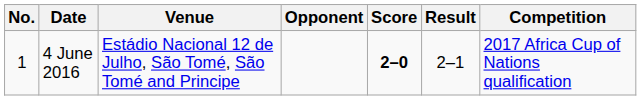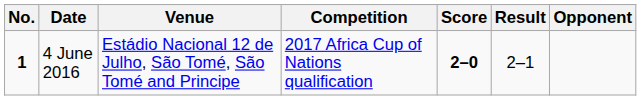columns swapped: (324, 17) <-> (558, 17)
(22, 62) normal -> (22, 62) bold
